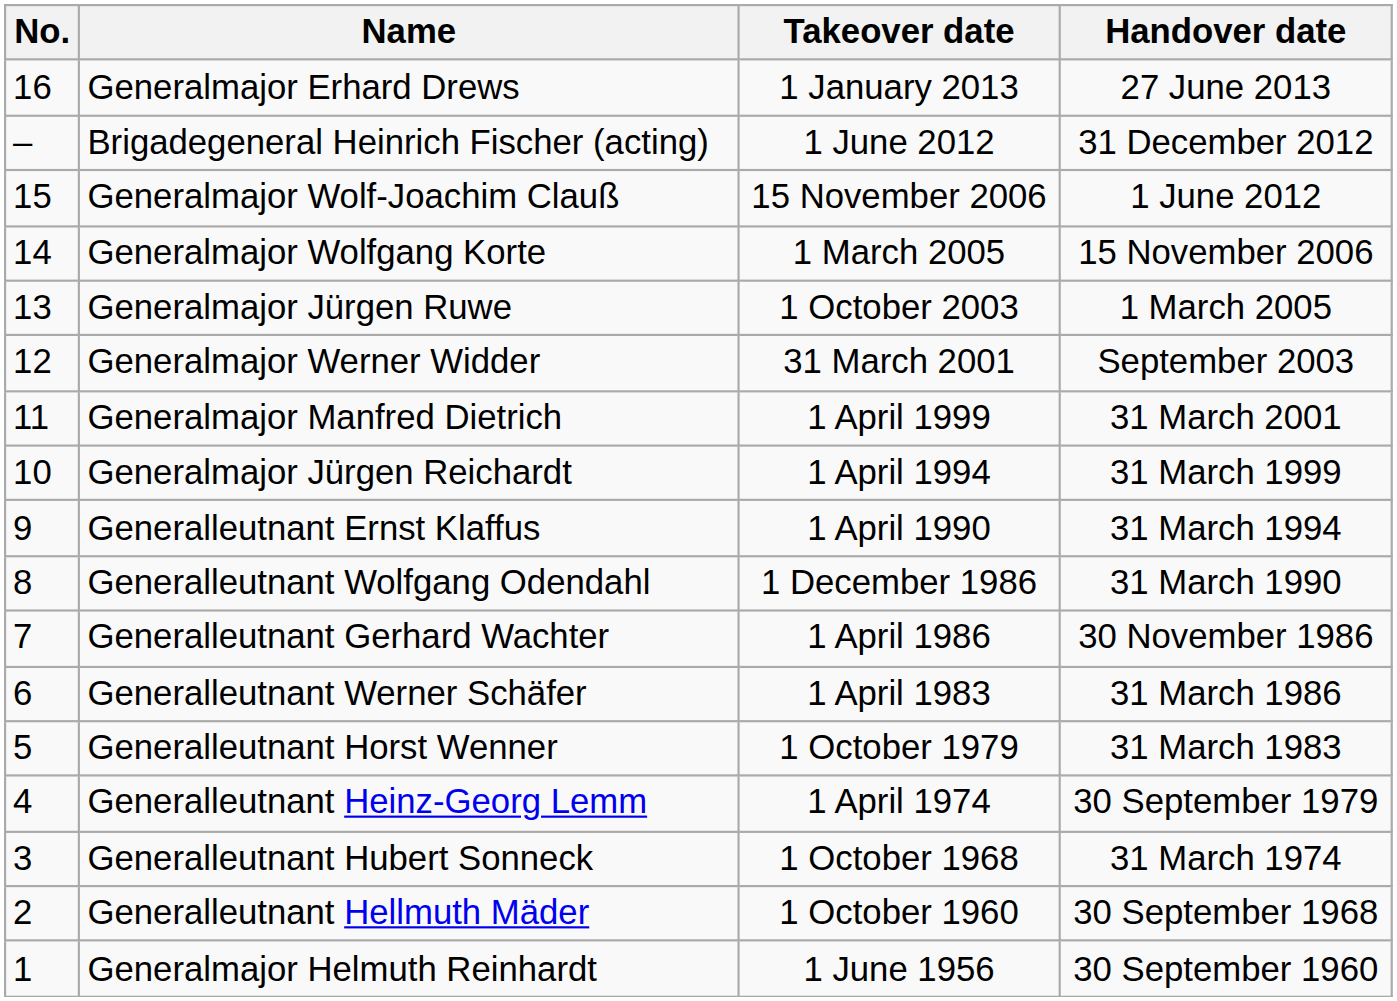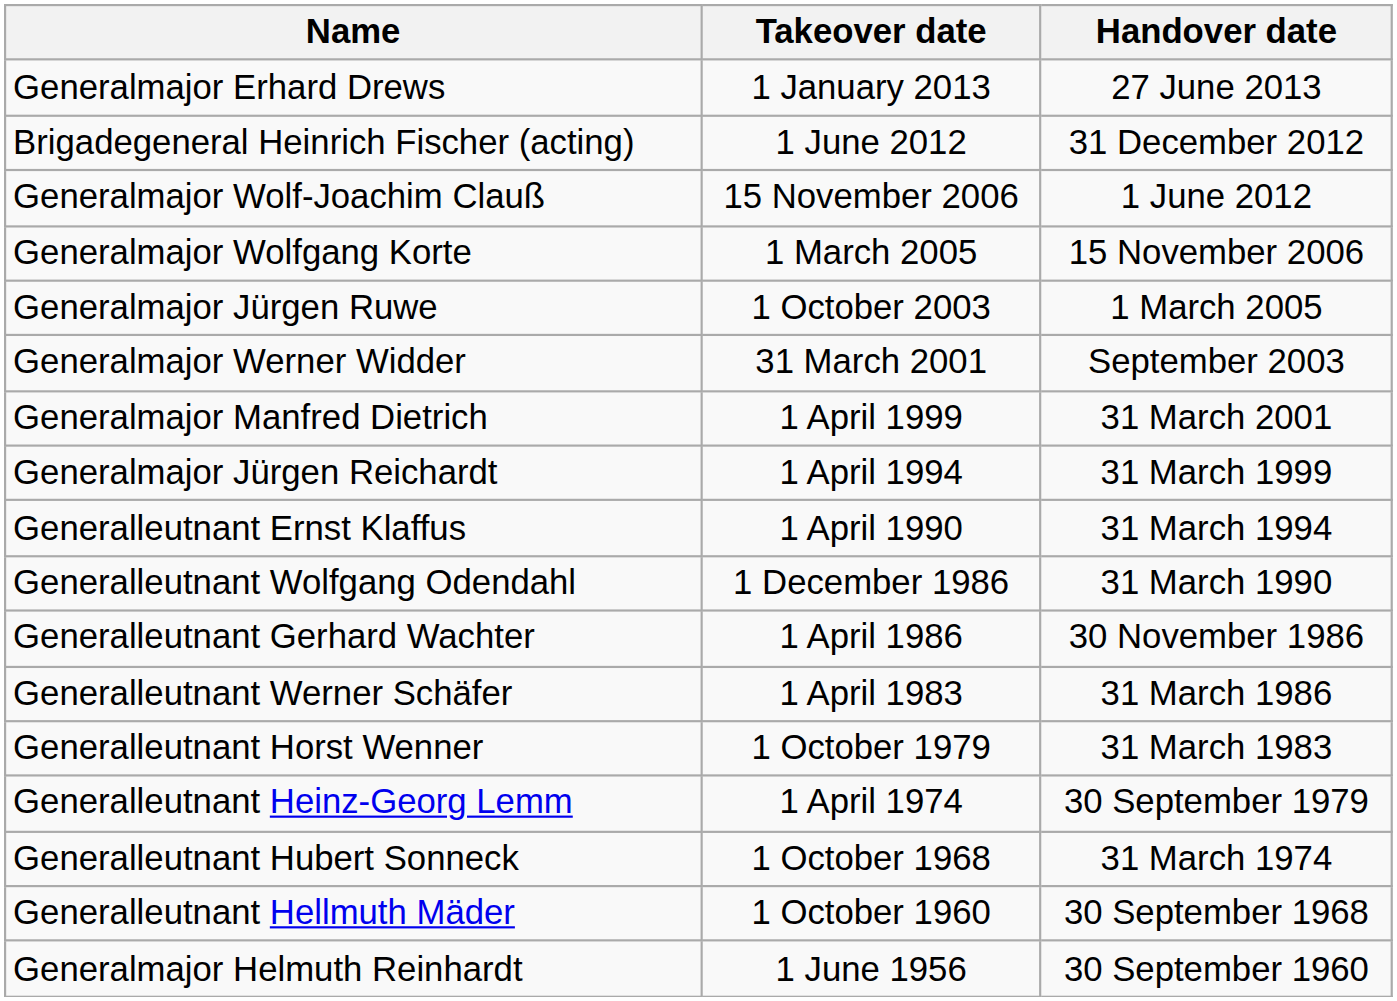- column: (42, 32)
